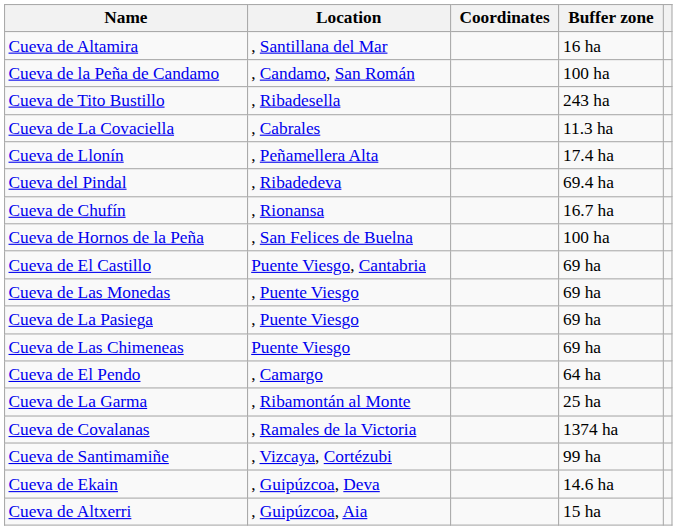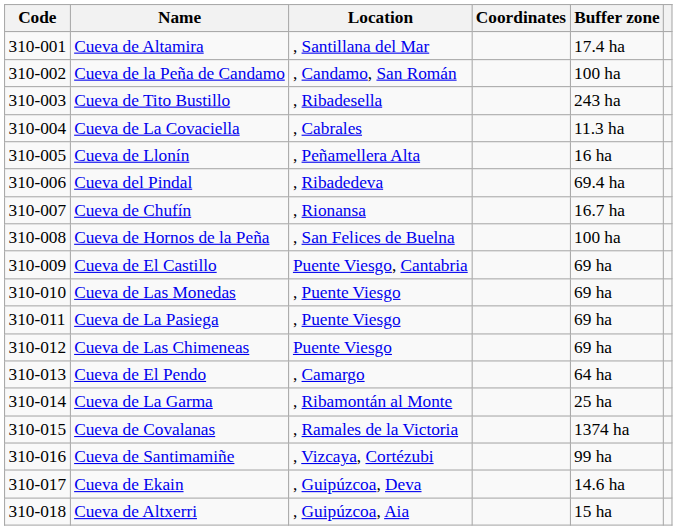+ column: (37, 18)
(582, 45) 16 ha -> (600, 45) 17.4 ha
(588, 155) 17.4 ha -> (593, 155) 16 ha
